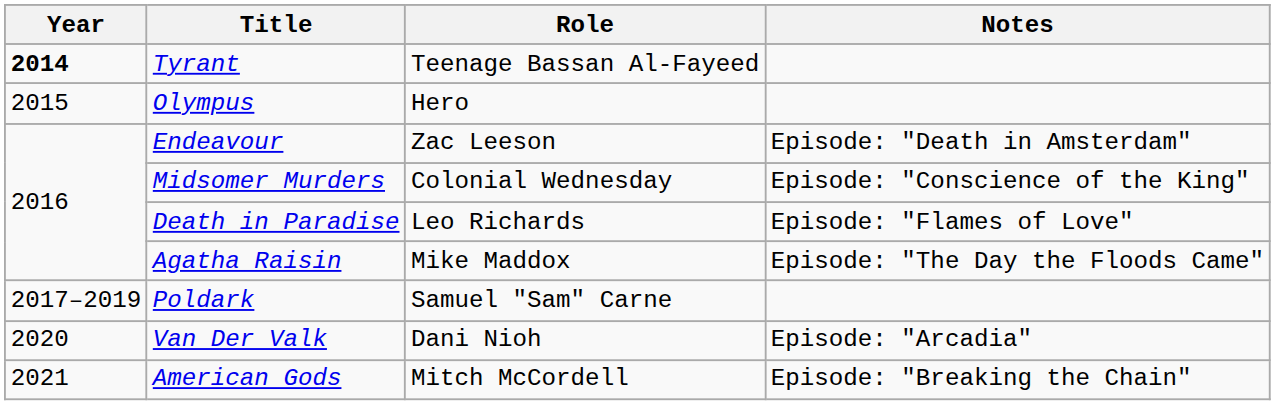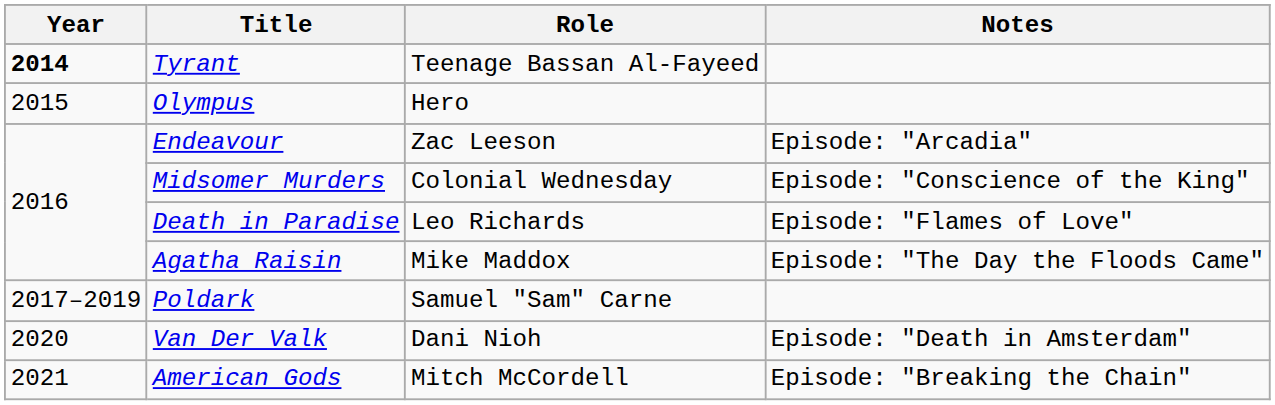(981, 143) Episode: "Death in Amsterdam" -> (901, 143) Episode: "Arcadia"
(901, 340) Episode: "Arcadia" -> (981, 340) Episode: "Death in Amsterdam"
